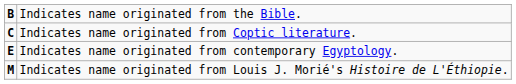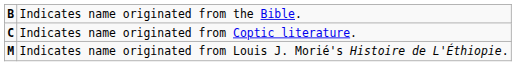- row: (209, 51)
